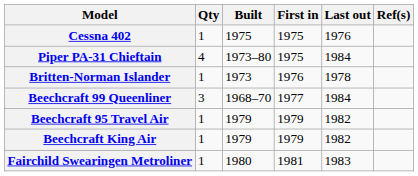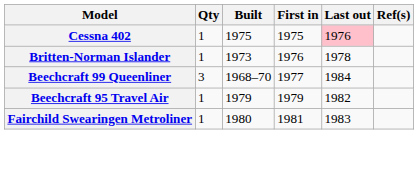(338, 35) no background -> (338, 35) pink background
- row: (100, 56)
- row: (100, 139)
